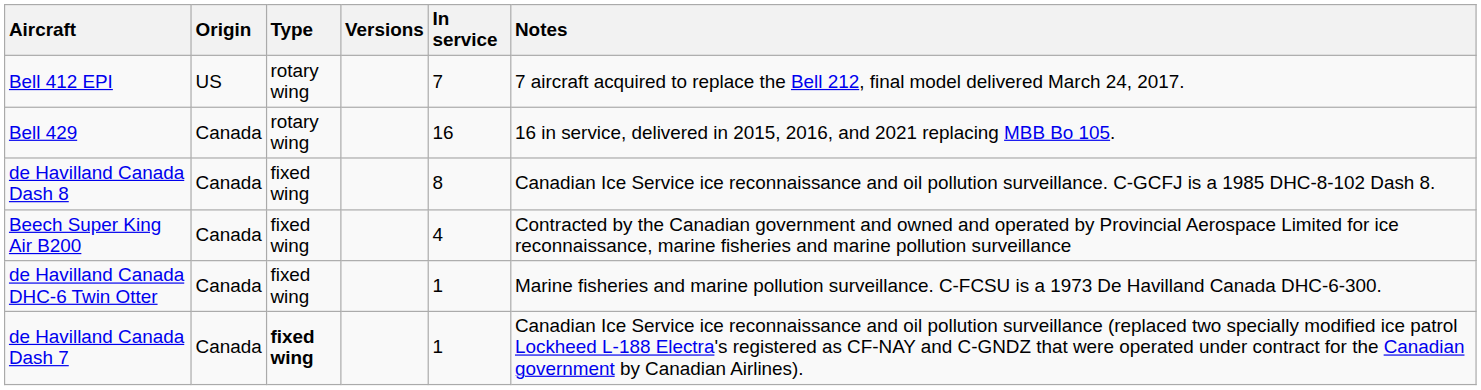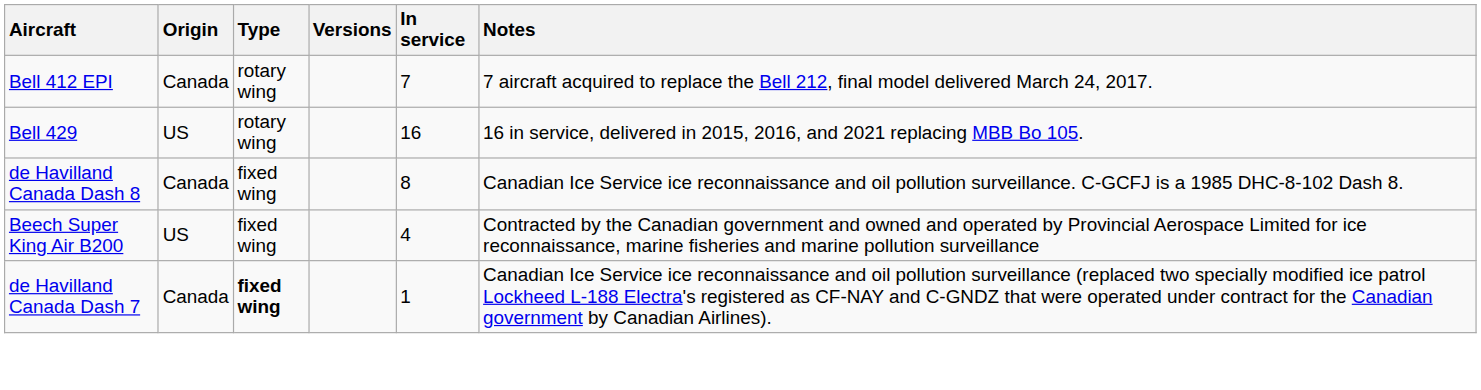(209, 81) US -> (196, 81) Canada
(229, 132) Canada -> (176, 132) US
(229, 234) Canada -> (176, 234) US
- row: (97, 286)
